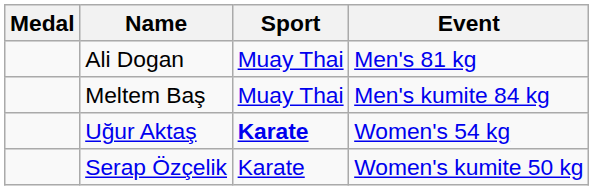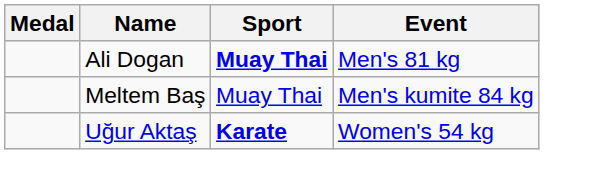(291, 59) normal -> (272, 59) bold
- row: (156, 167)
